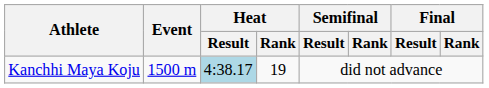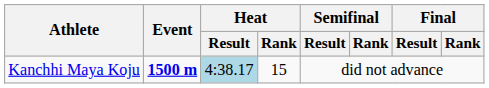(172, 69) normal -> (172, 69) bold
(278, 69) 19 -> (279, 69) 15
